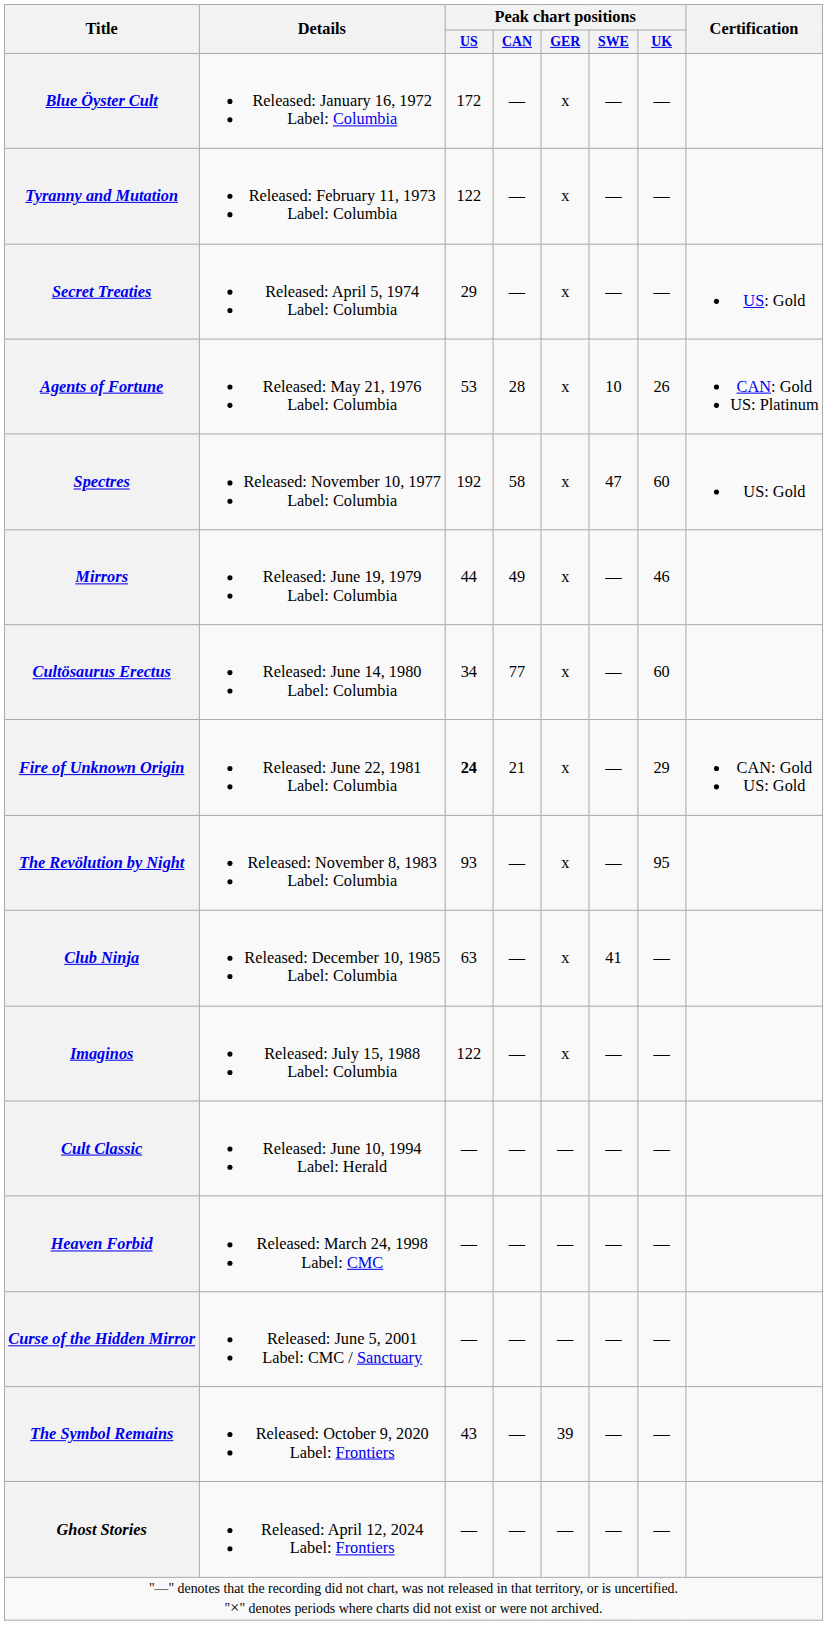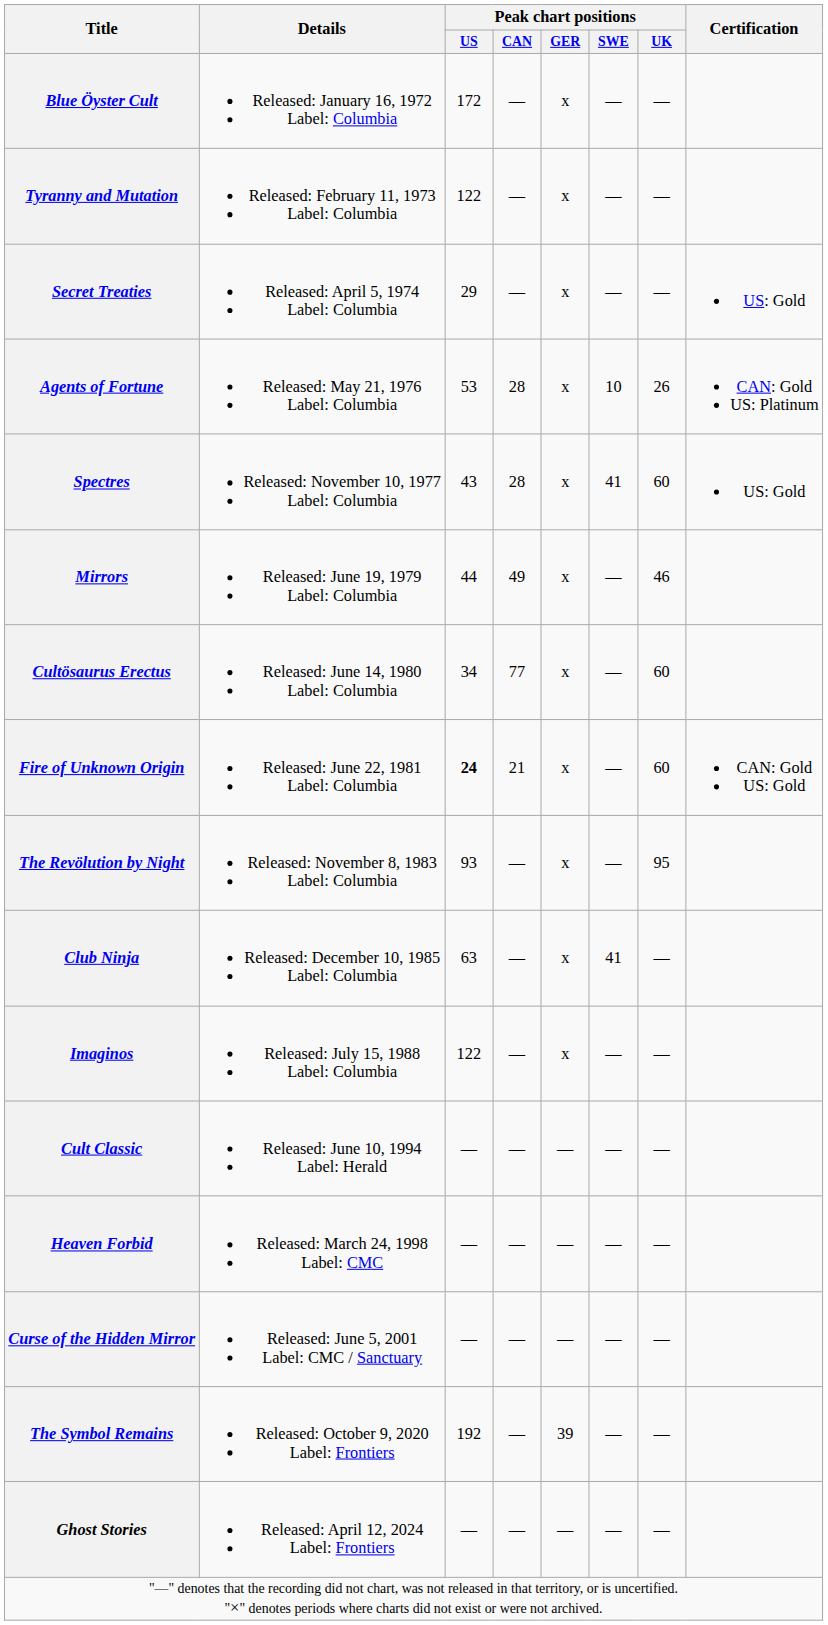(469, 481) 192 -> (469, 481) 43
(517, 481) 58 -> (517, 481) 28
(613, 481) 47 -> (613, 481) 41
(662, 767) 29 -> (662, 767) 60
(469, 1434) 43 -> (469, 1434) 192
